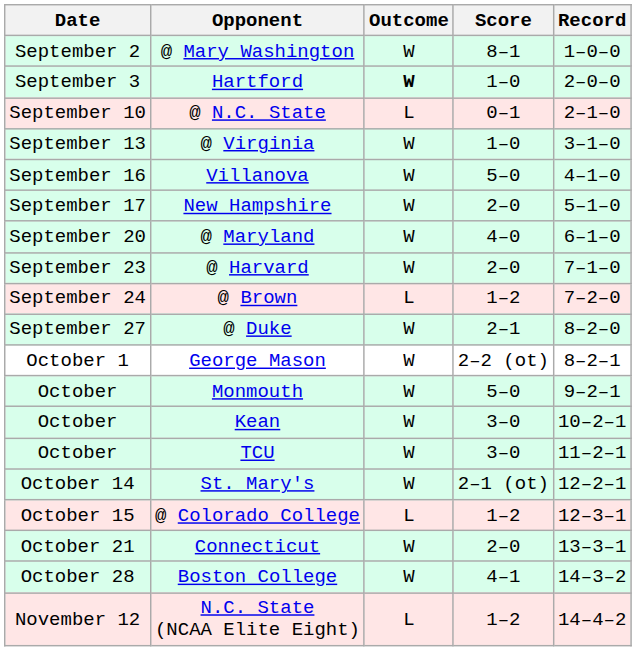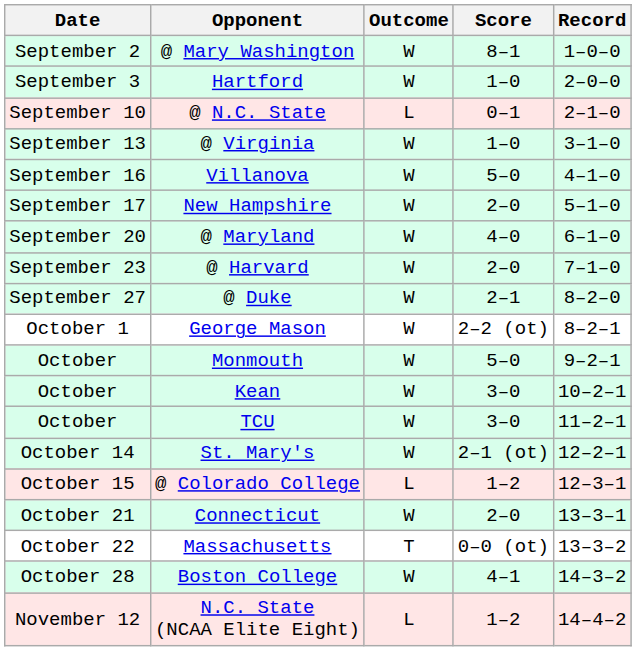(409, 82) bold -> (409, 82) normal
- row: (257, 299)
+ row: (257, 546)
